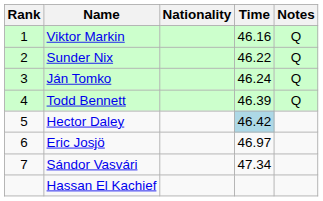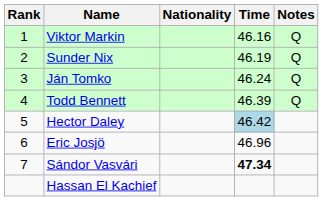(254, 57) 46.22 -> (254, 57) 46.19
(254, 143) 46.97 -> (254, 143) 46.96
(254, 164) normal -> (254, 164) bold
